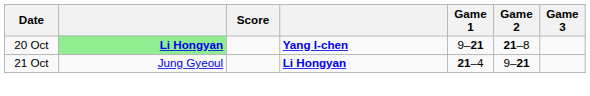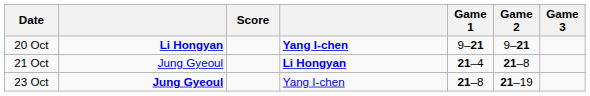(191, 45) lightgreen background -> (191, 45) no background
(516, 45) 21–8 -> (516, 45) 9–21
(516, 64) 9–21 -> (516, 64) 21–8
+ row: (31, 82)
